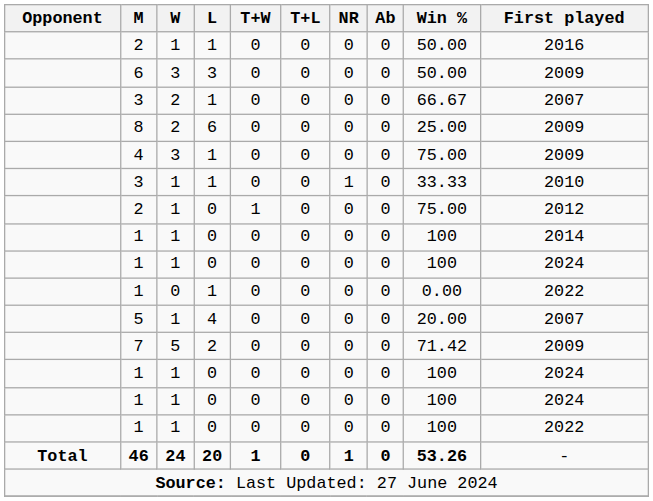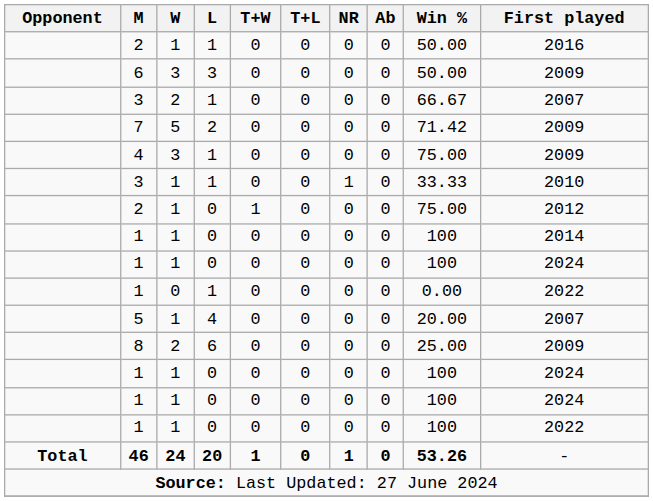rows swapped: (139, 346) <-> (139, 128)
